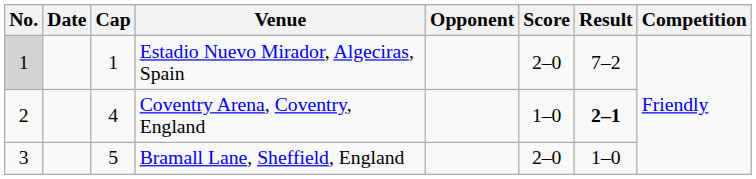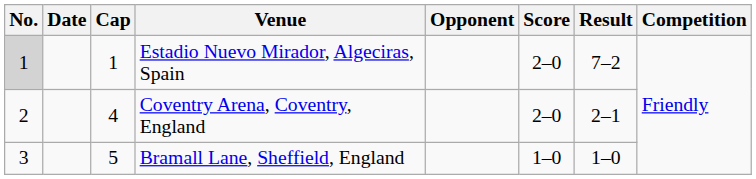(547, 115) 1–0 -> (547, 115) 2–0
(606, 115) bold -> (606, 115) normal
(547, 158) 2–0 -> (547, 158) 1–0
